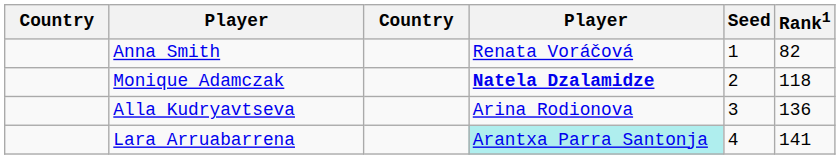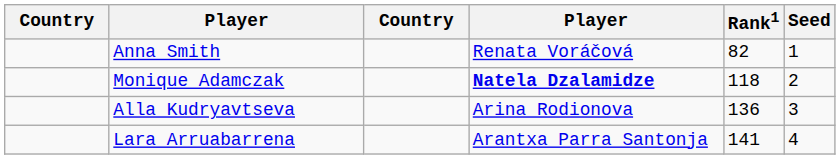columns swapped: (805, 21) <-> (749, 21)
(590, 140) paleturquoise background -> (590, 140) no background
